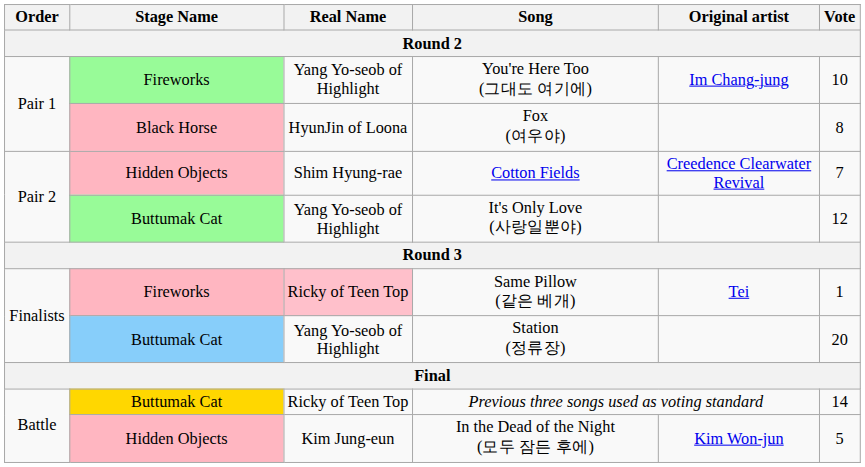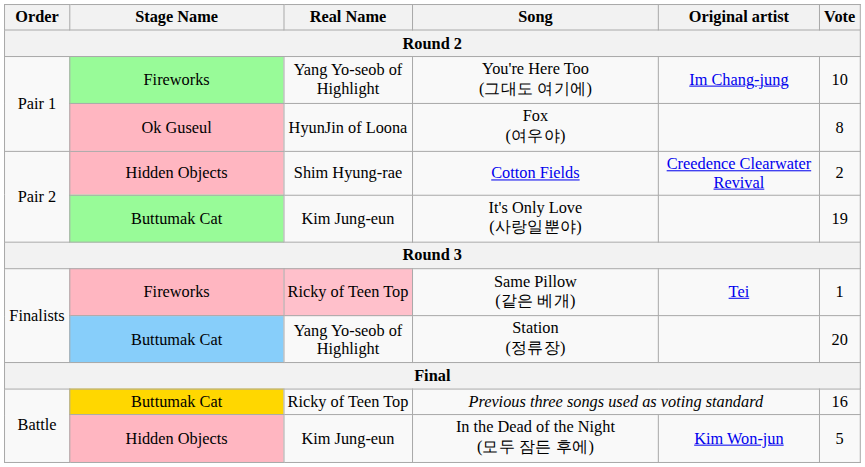(177, 127) Black Horse -> (177, 127) Ok Guseul
(840, 172) 7 -> (840, 172) 2
(348, 218) Yang Yo-seob of Highlight -> (348, 218) Kim Jung-eun
(840, 218) 12 -> (840, 218) 19
(840, 401) 14 -> (840, 401) 16
